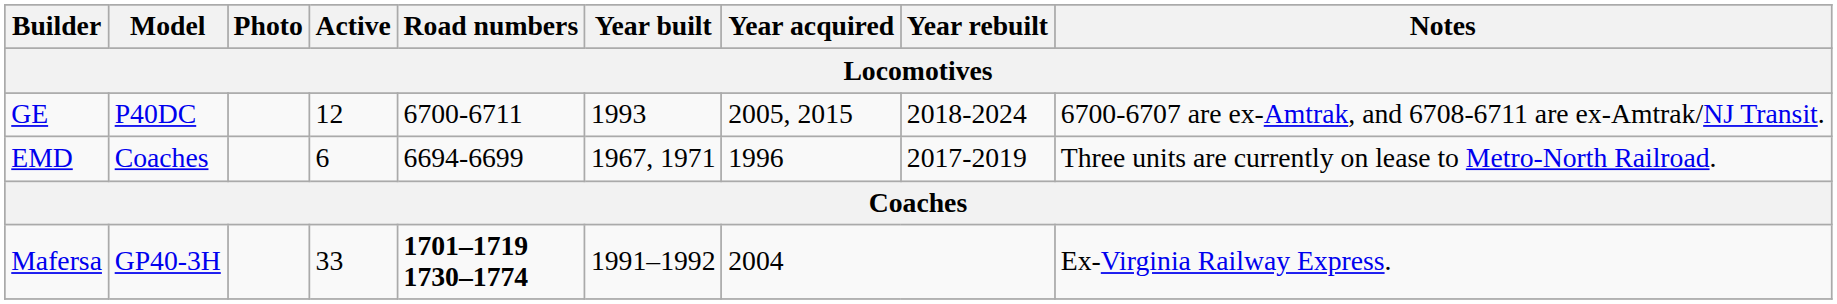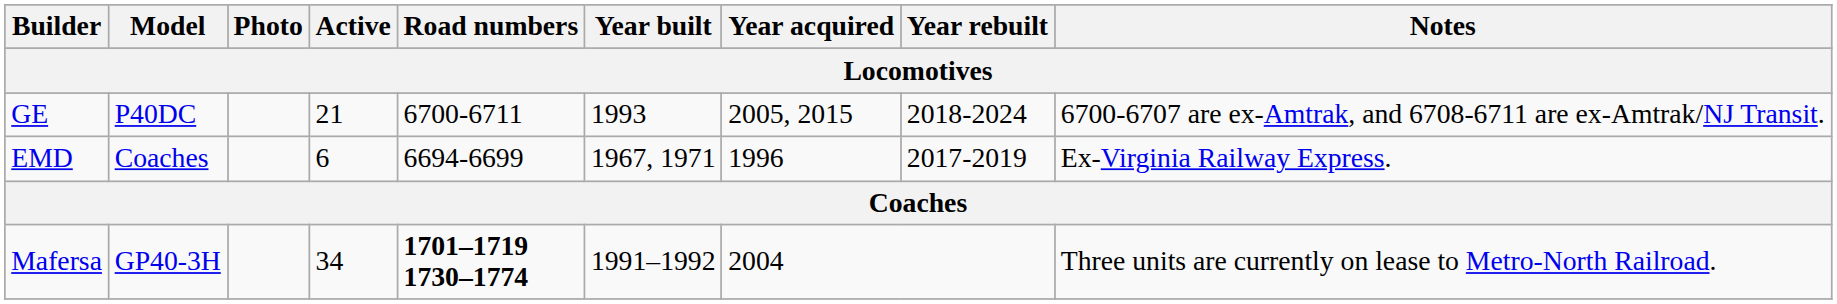(329, 114) 12 -> (329, 114) 21
(1389, 158) Three units are currently on lease to Metro-North Railroad. -> (1226, 158) Ex-Virginia Railway Express.
(329, 261) 33 -> (329, 261) 34
(1226, 261) Ex-Virginia Railway Express. -> (1389, 261) Three units are currently on lease to Metro-North Railroad.
